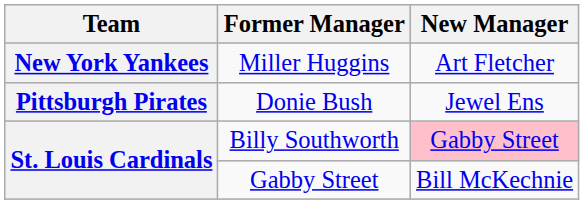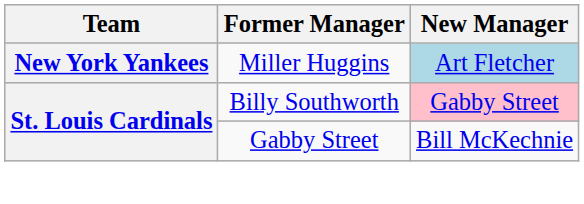(495, 62) no background -> (495, 62) lightblue background
- row: (314, 101)
